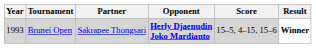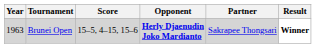columns swapped: (112, 12) <-> (247, 12)
(15, 31) 1993 -> (15, 31) 1963
